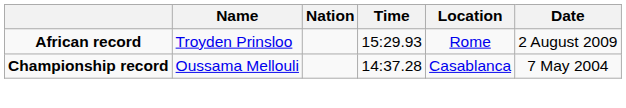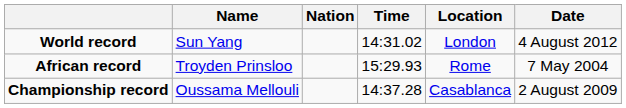+ row: (88, 41)
(568, 41) 2 August 2009 -> (568, 66) 7 May 2004
(568, 66) 7 May 2004 -> (568, 90) 2 August 2009
